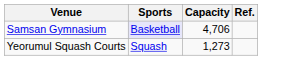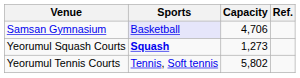(149, 47) normal -> (150, 47) bold
+ row: (63, 64)
